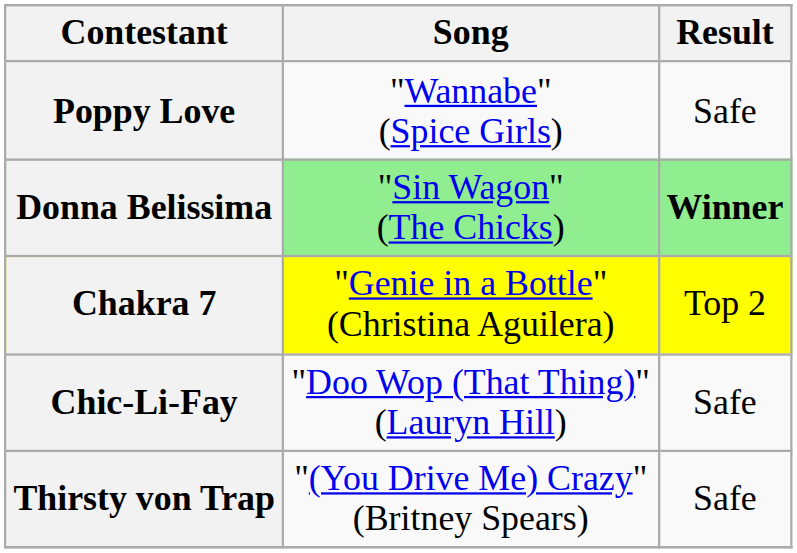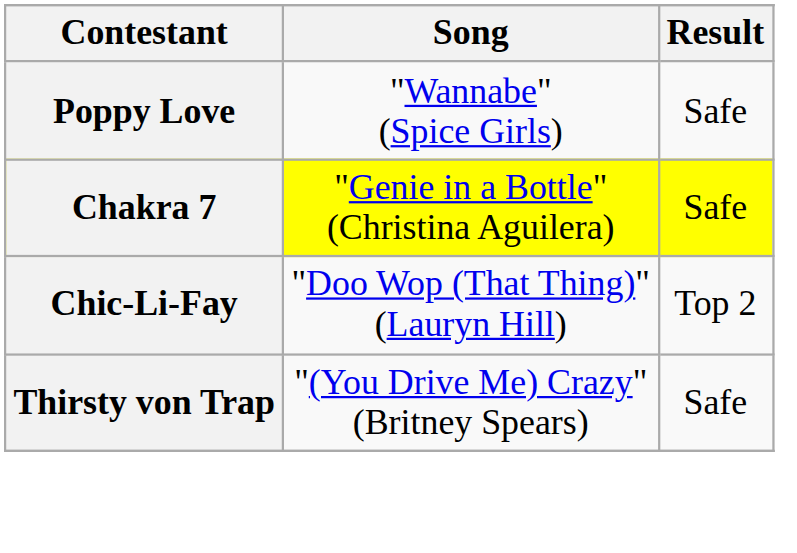- row: (144, 207)
(725, 304) Top 2 -> (715, 207) Safe
(725, 401) Safe -> (715, 304) Top 2
